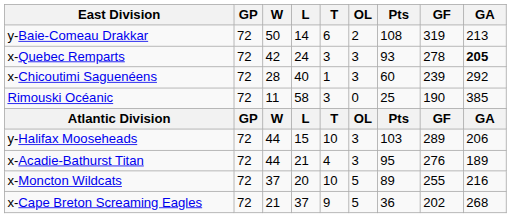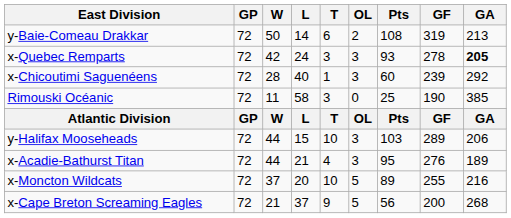(388, 202) 36 -> (388, 202) 56
(434, 202) 202 -> (434, 202) 200
